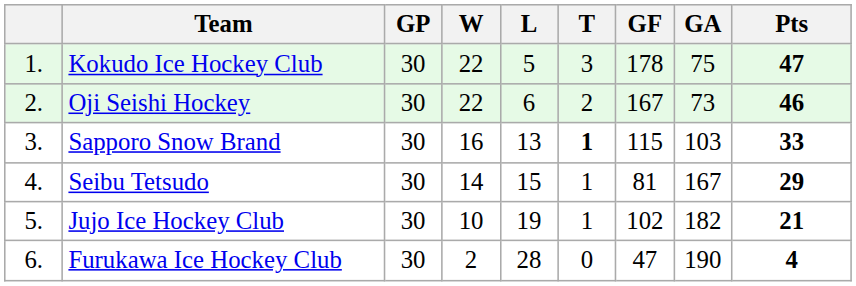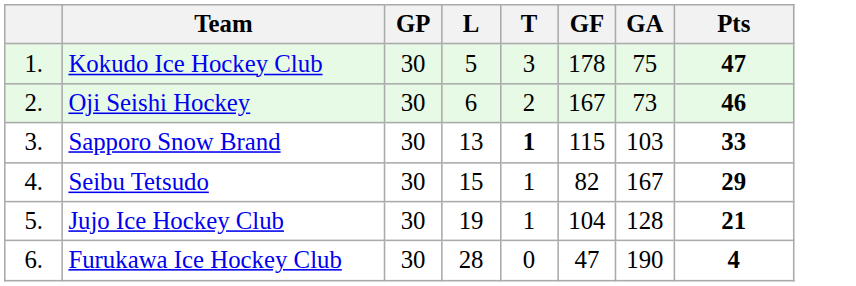- column: (471, 24)
(645, 181) 81 -> (587, 181) 82
(645, 220) 102 -> (587, 220) 104
(703, 220) 182 -> (645, 220) 128
